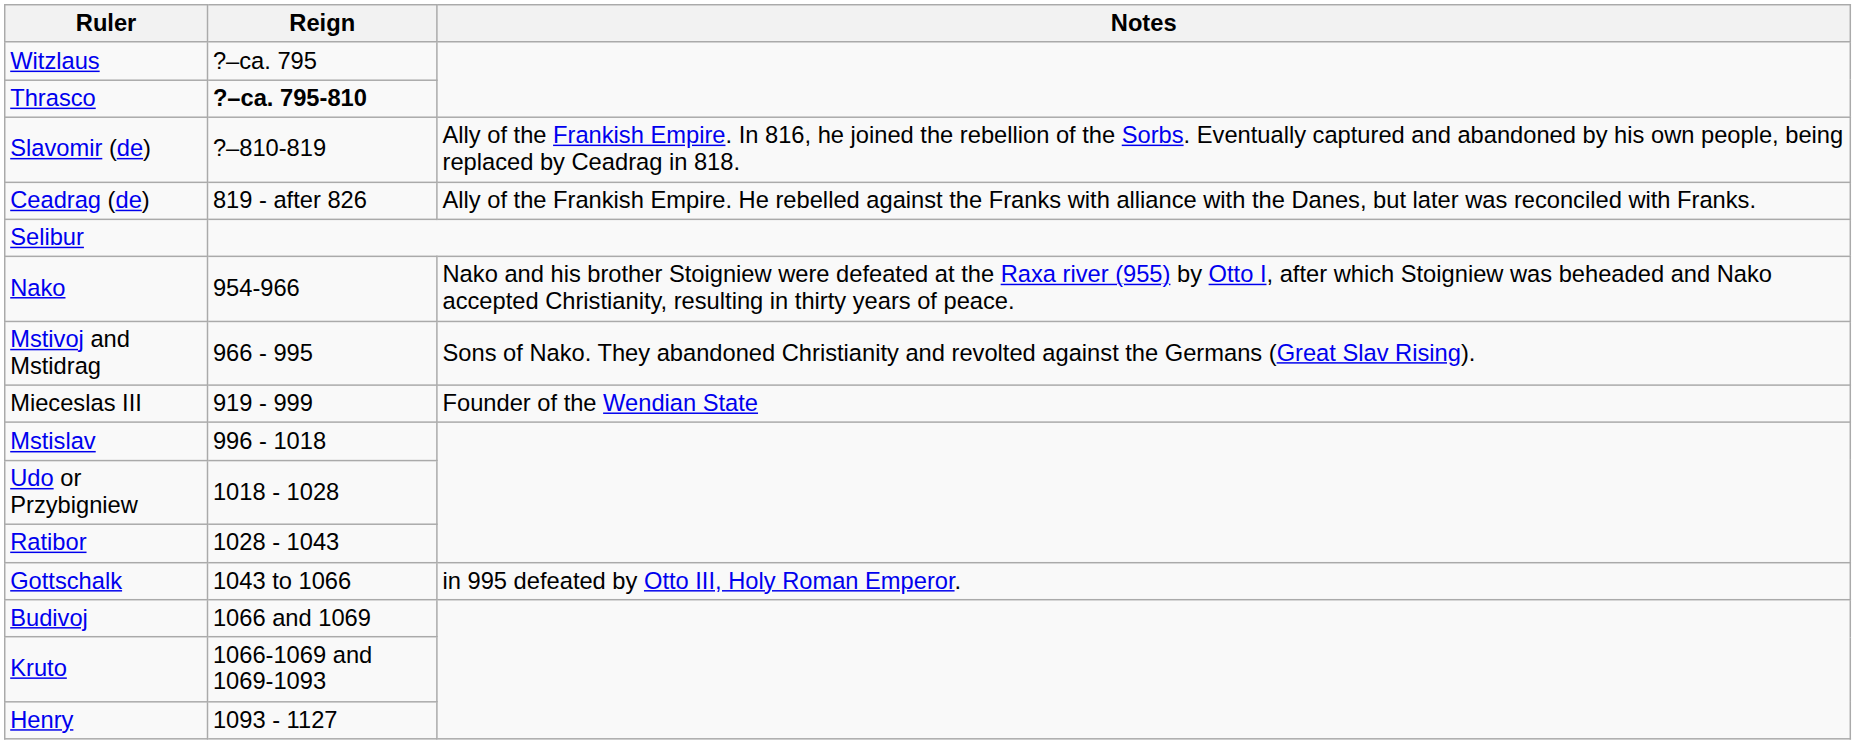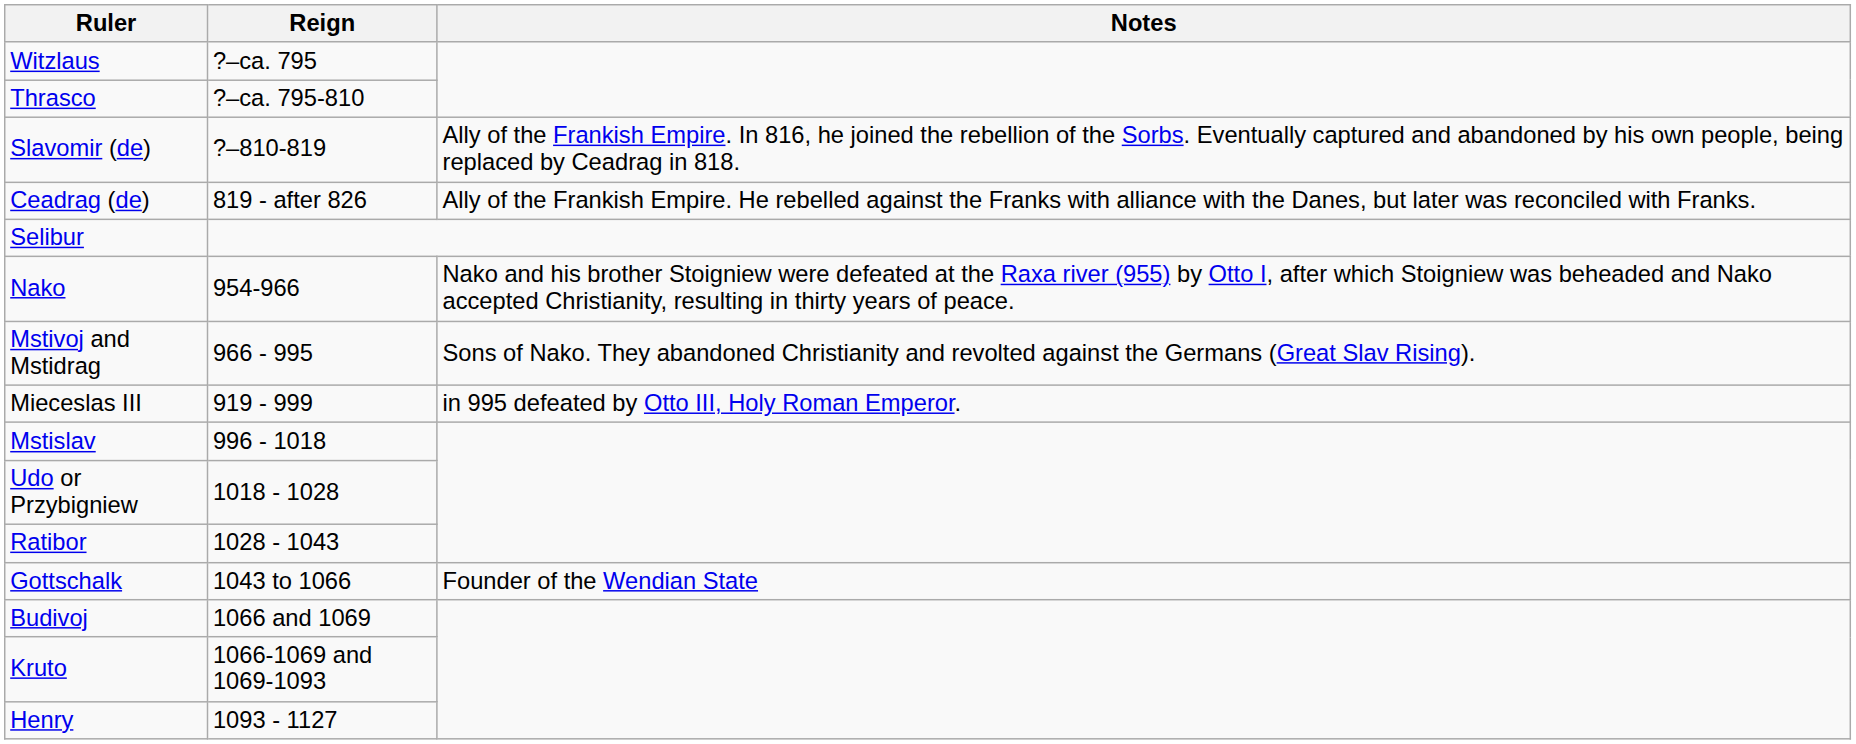(290, 98) bold -> (289, 98) normal
(600, 403) Founder of the Wendian State -> (702, 403) in 995 defeated by Otto III, Holy Roman Emperor.
(702, 580) in 995 defeated by Otto III, Holy Roman Emperor. -> (600, 580) Founder of the Wendian State
